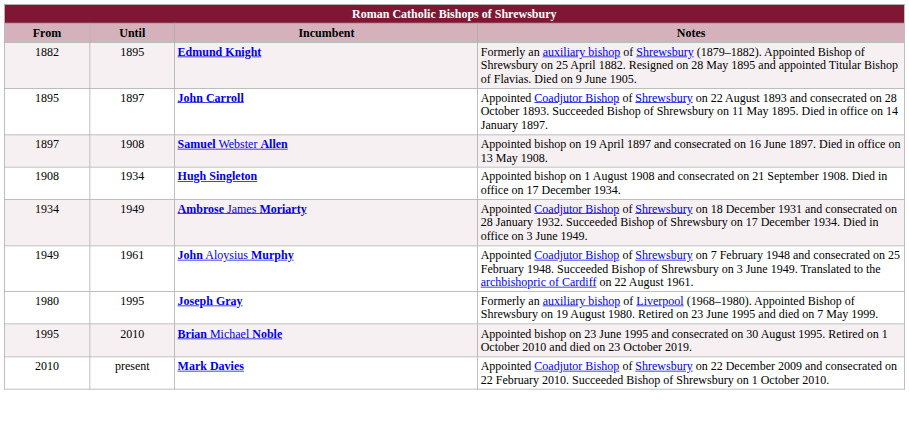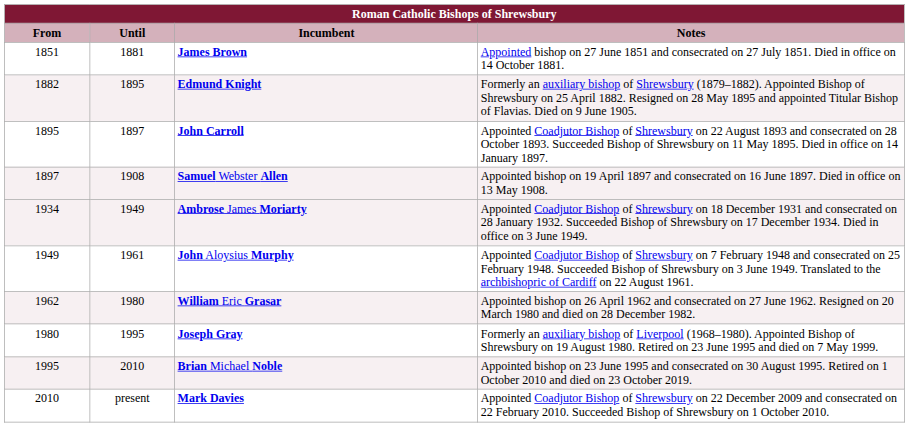+ row: (212, 52)
- row: (217, 176)
+ row: (229, 301)
